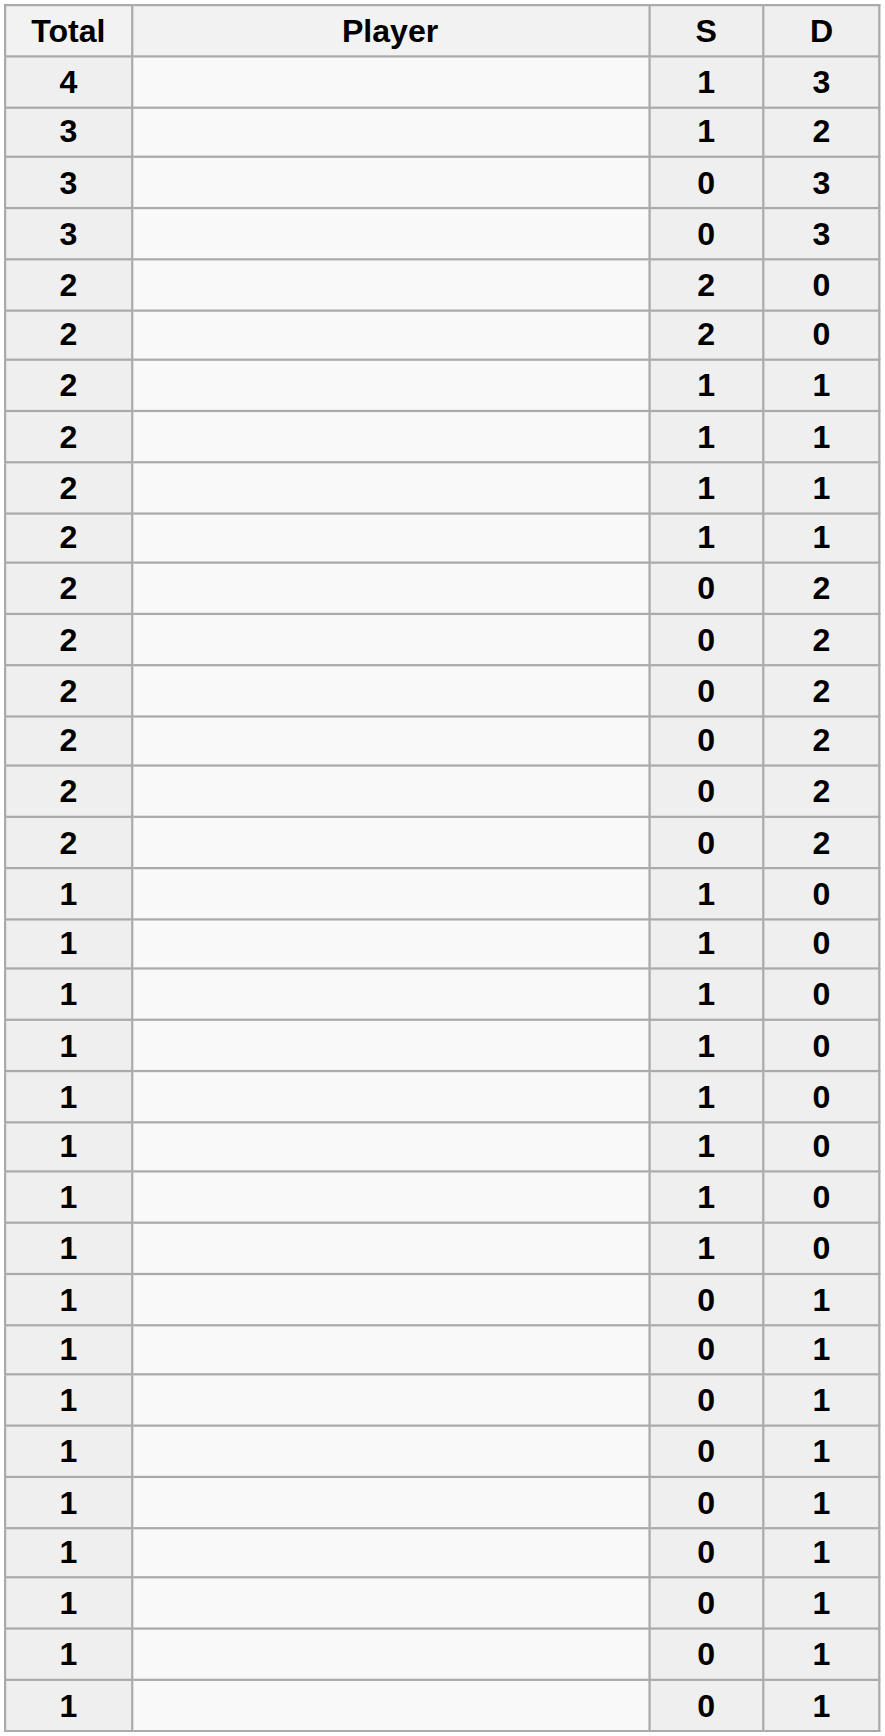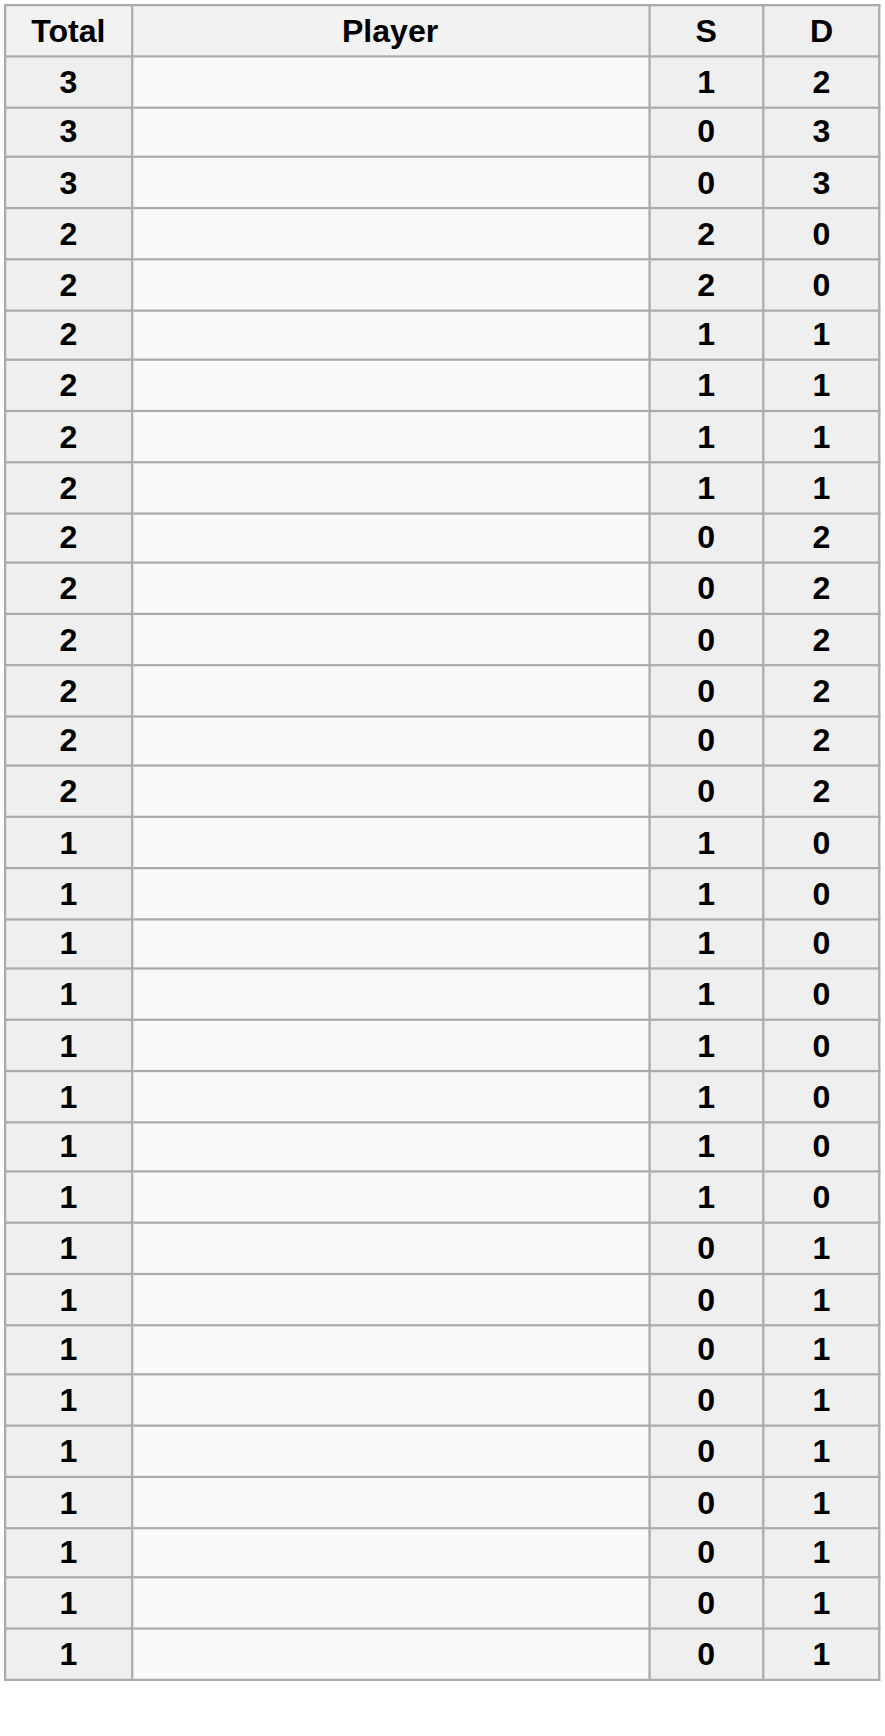- row: (68, 82)
